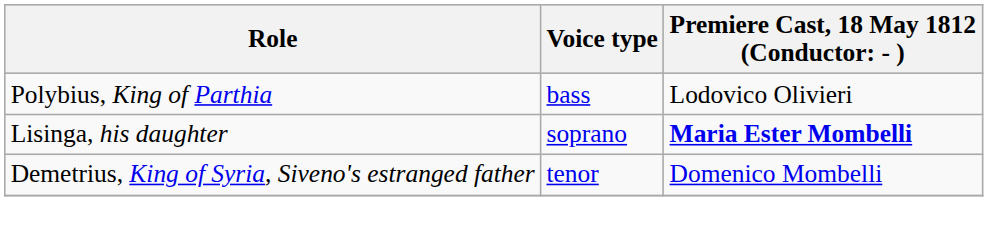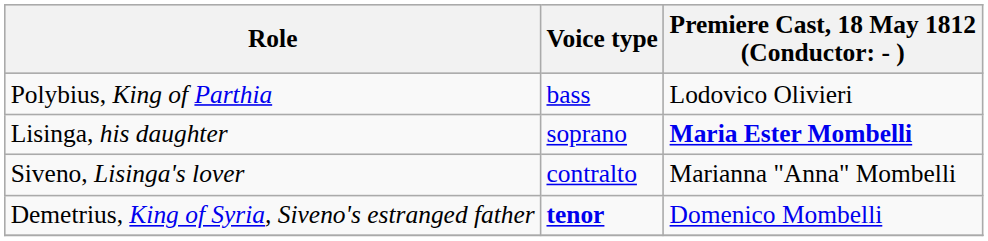+ row: (128, 174)
(573, 174) normal -> (575, 214) bold
